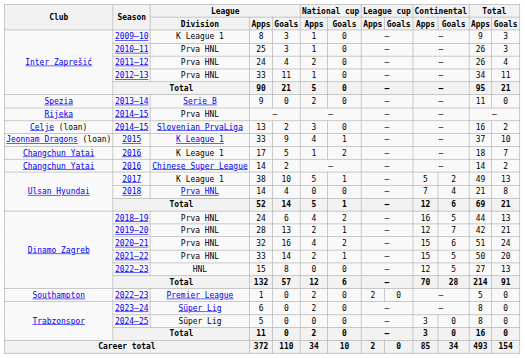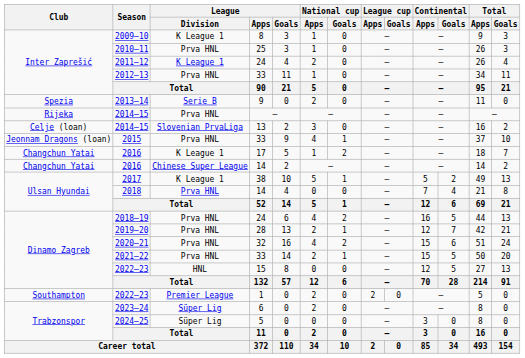(200, 62) Prva HNL -> (200, 62) K League 1
(200, 140) K League 1 -> (200, 140) Prva HNL
